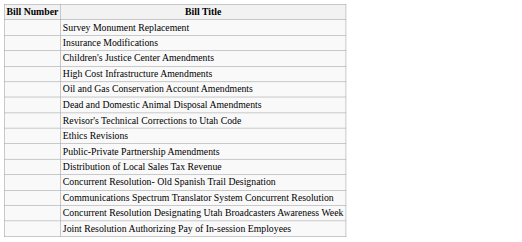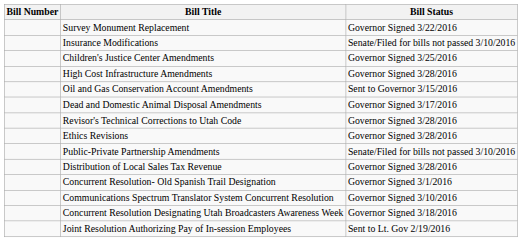+ column: (432, 12)
